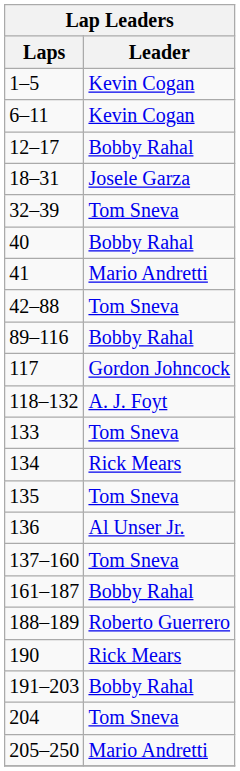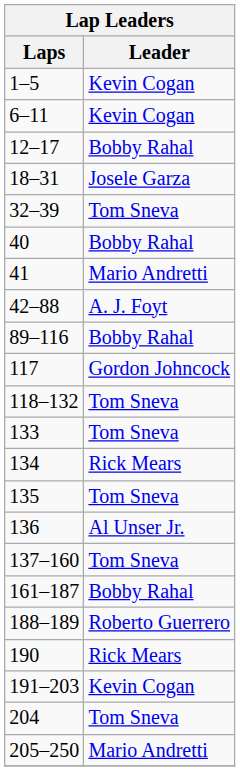(134, 305) Tom Sneva -> (128, 305) A. J. Foyt
(128, 400) A. J. Foyt -> (134, 400) Tom Sneva
(141, 686) Bobby Rahal -> (142, 686) Kevin Cogan
